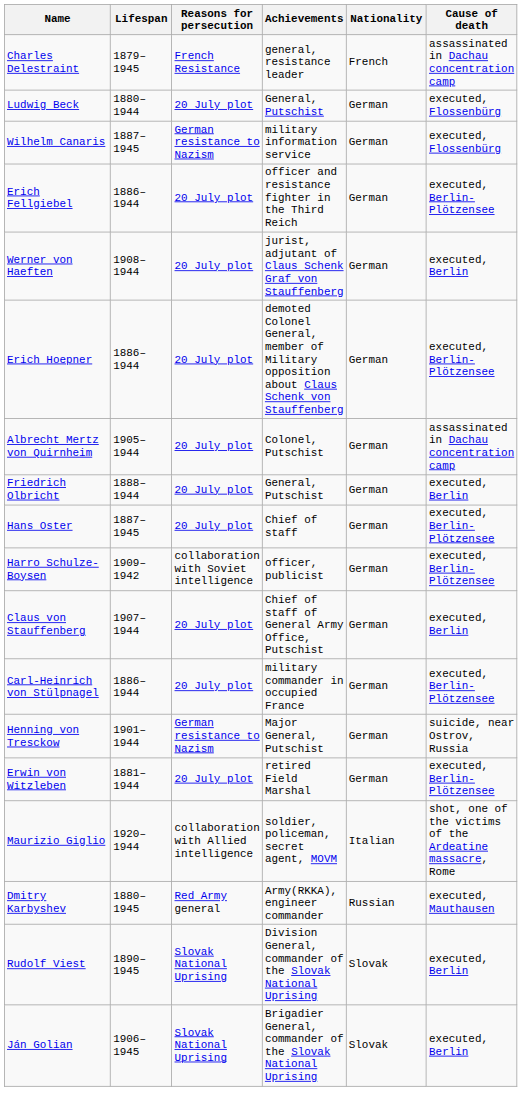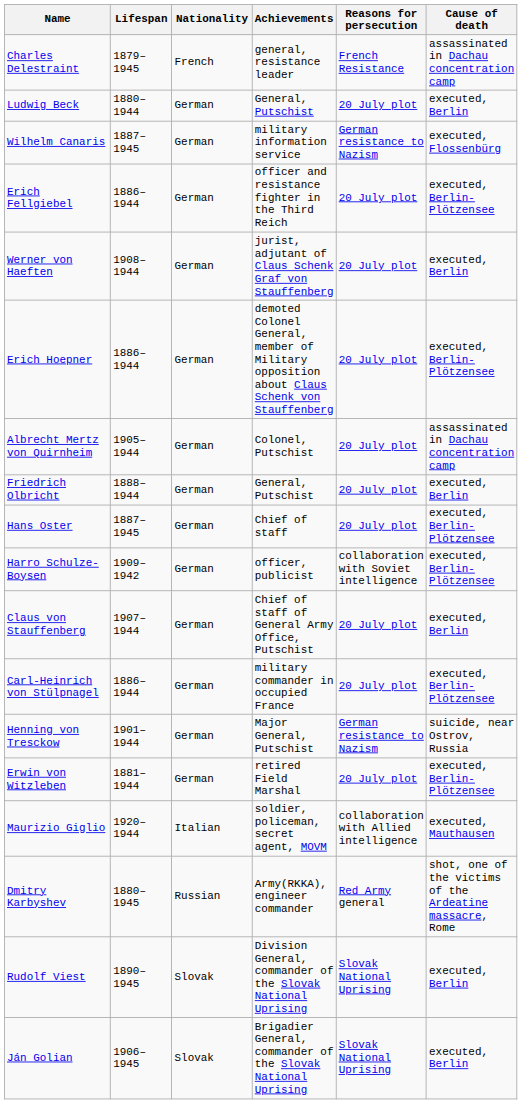columns swapped: (386, 20) <-> (217, 20)
(465, 106) executed, Flossenbürg -> (459, 106) executed, Berlin
(468, 841) shot, one of the victims of the Ardeatine massacre, Rome -> (462, 828) executed, Mauthausen
(462, 903) executed, Mauthausen -> (468, 897) shot, one of the victims of the Ardeatine massacre, Rome
